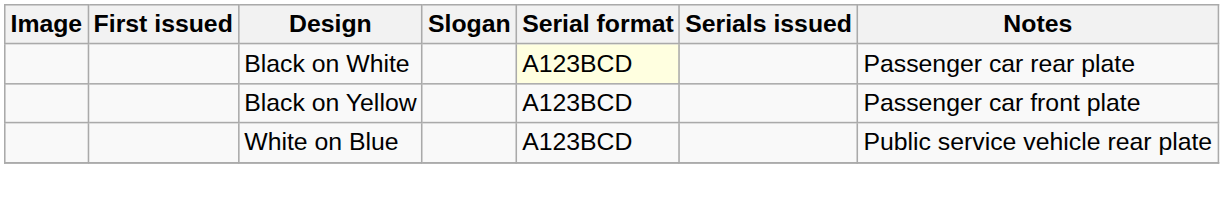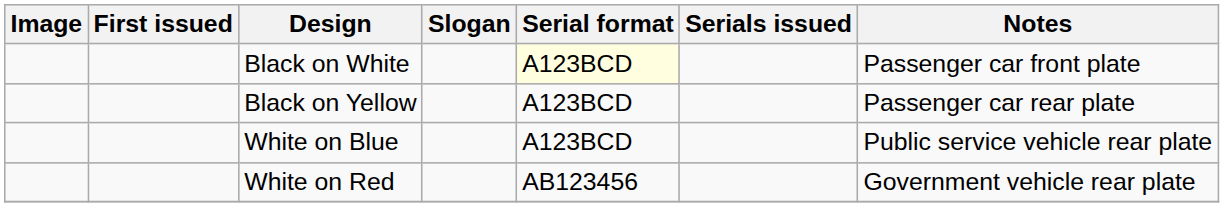(999, 63) Passenger car rear plate -> (1002, 63) Passenger car front plate
(1002, 102) Passenger car front plate -> (999, 102) Passenger car rear plate
+ row: (319, 181)
